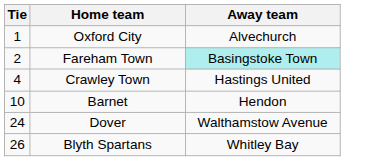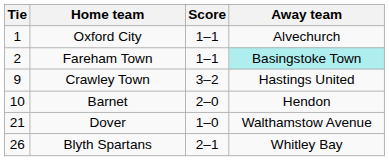+ column: (207, 15)
(17, 79) 4 -> (17, 79) 9
(17, 123) 24 -> (17, 123) 21
